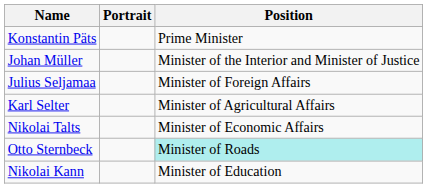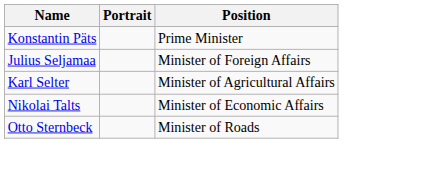- row: (45, 60)
(209, 149) paleturquoise background -> (209, 127) no background
- row: (46, 171)
